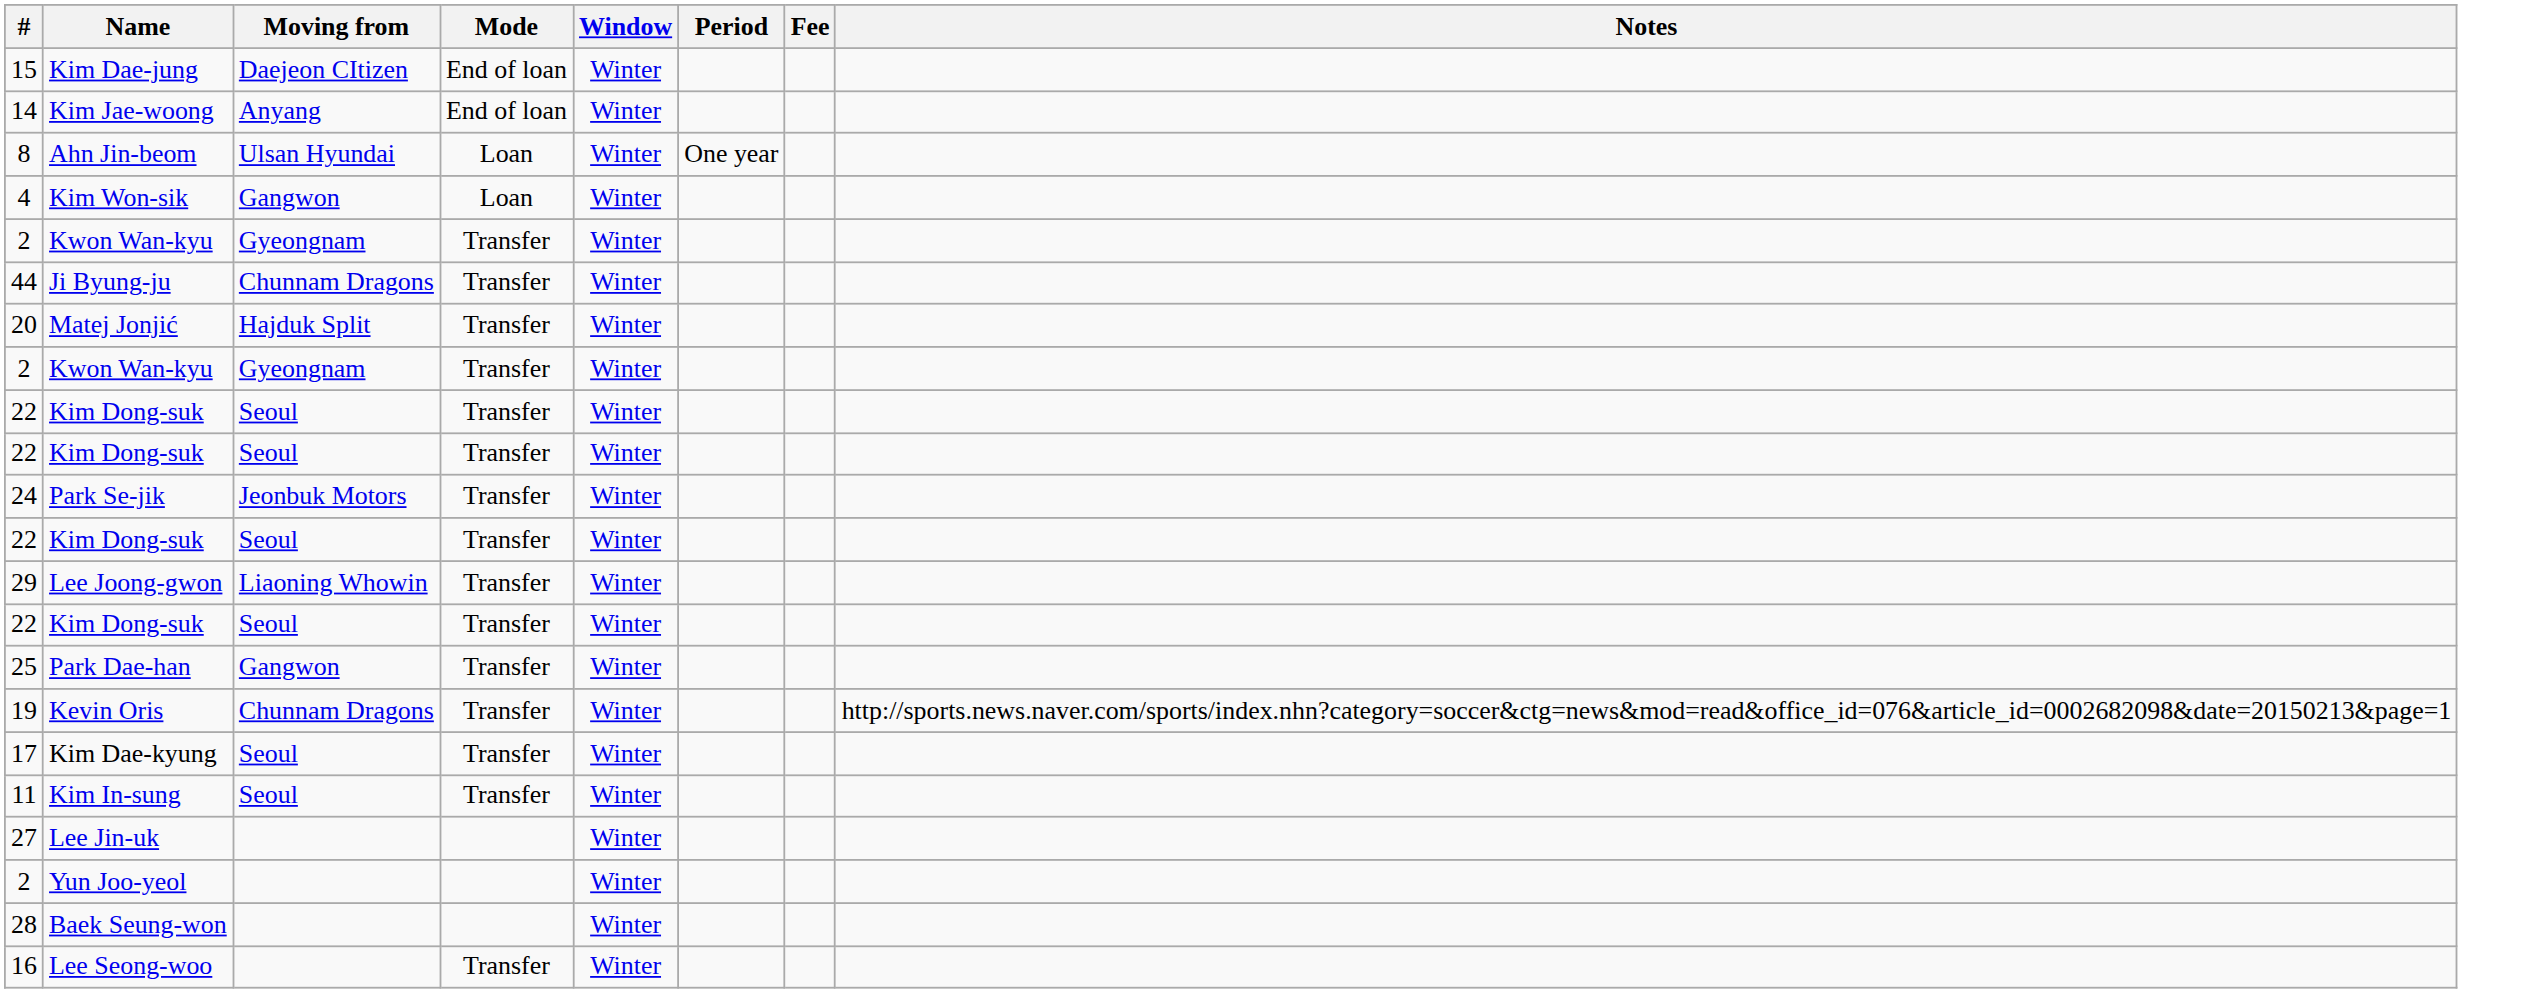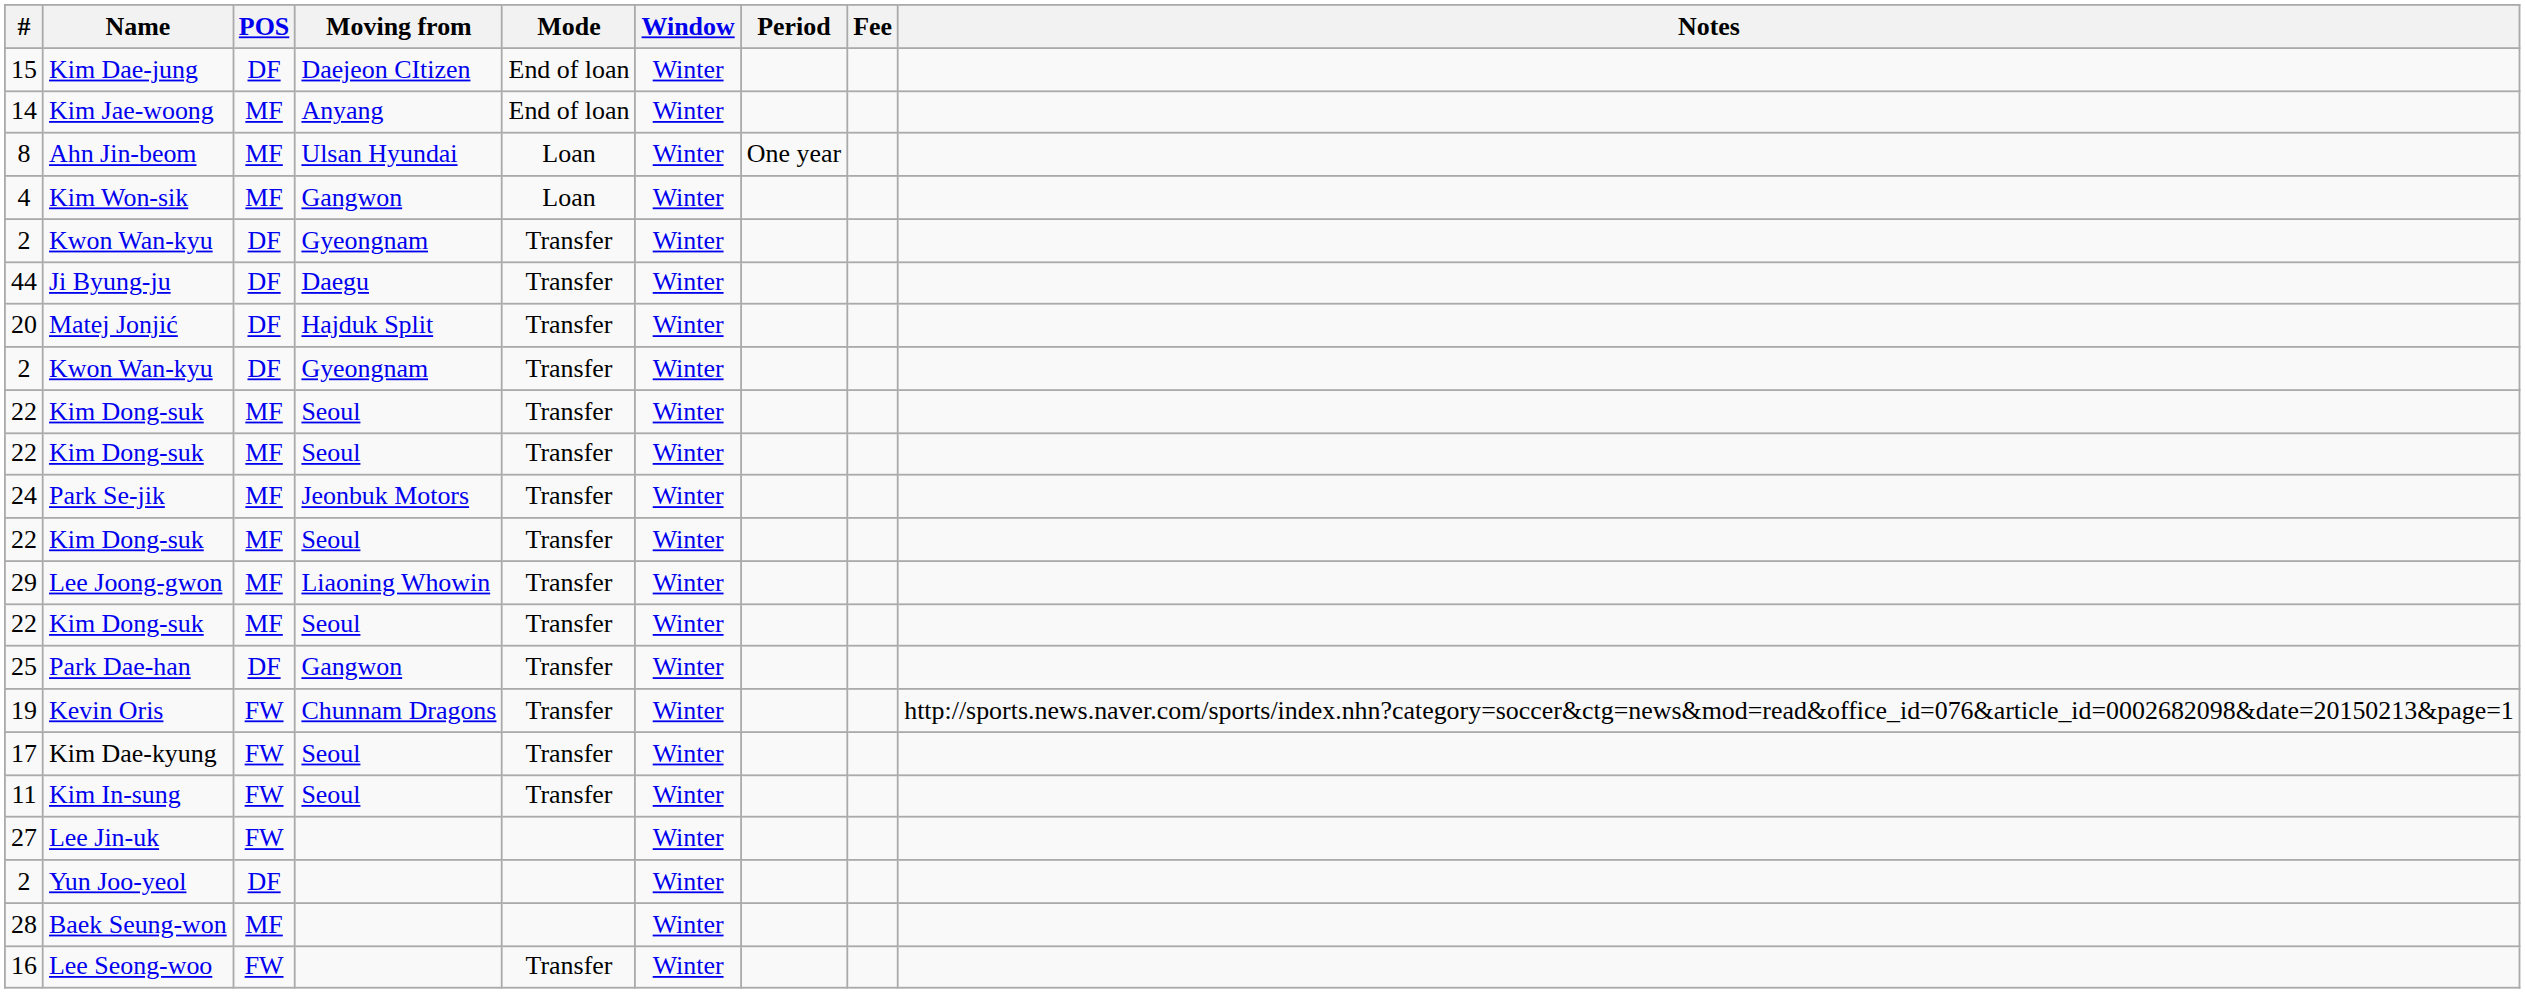+ column: (264, 26)
(336, 282) Chunnam Dragons -> (335, 282) Daegu
